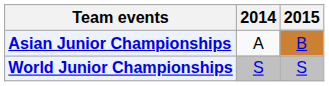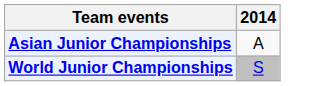- column: (302, 18)
